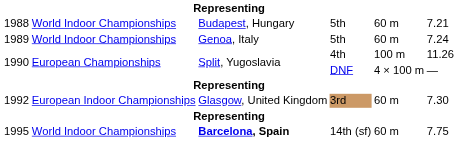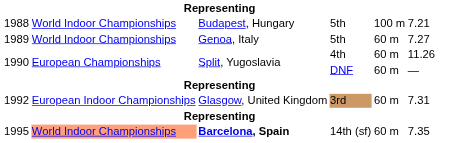(386, 23) 60 m -> (389, 23) 100 m
(438, 39) 7.24 -> (419, 39) 7.27
(389, 54) 100 m -> (386, 54) 60 m
(399, 70) 4 × 100 m -> (386, 70) 60 m
(438, 100) 7.30 -> (419, 100) 7.31
(104, 131) no background -> (104, 131) lightsalmon background
(438, 131) 7.75 -> (419, 131) 7.35
